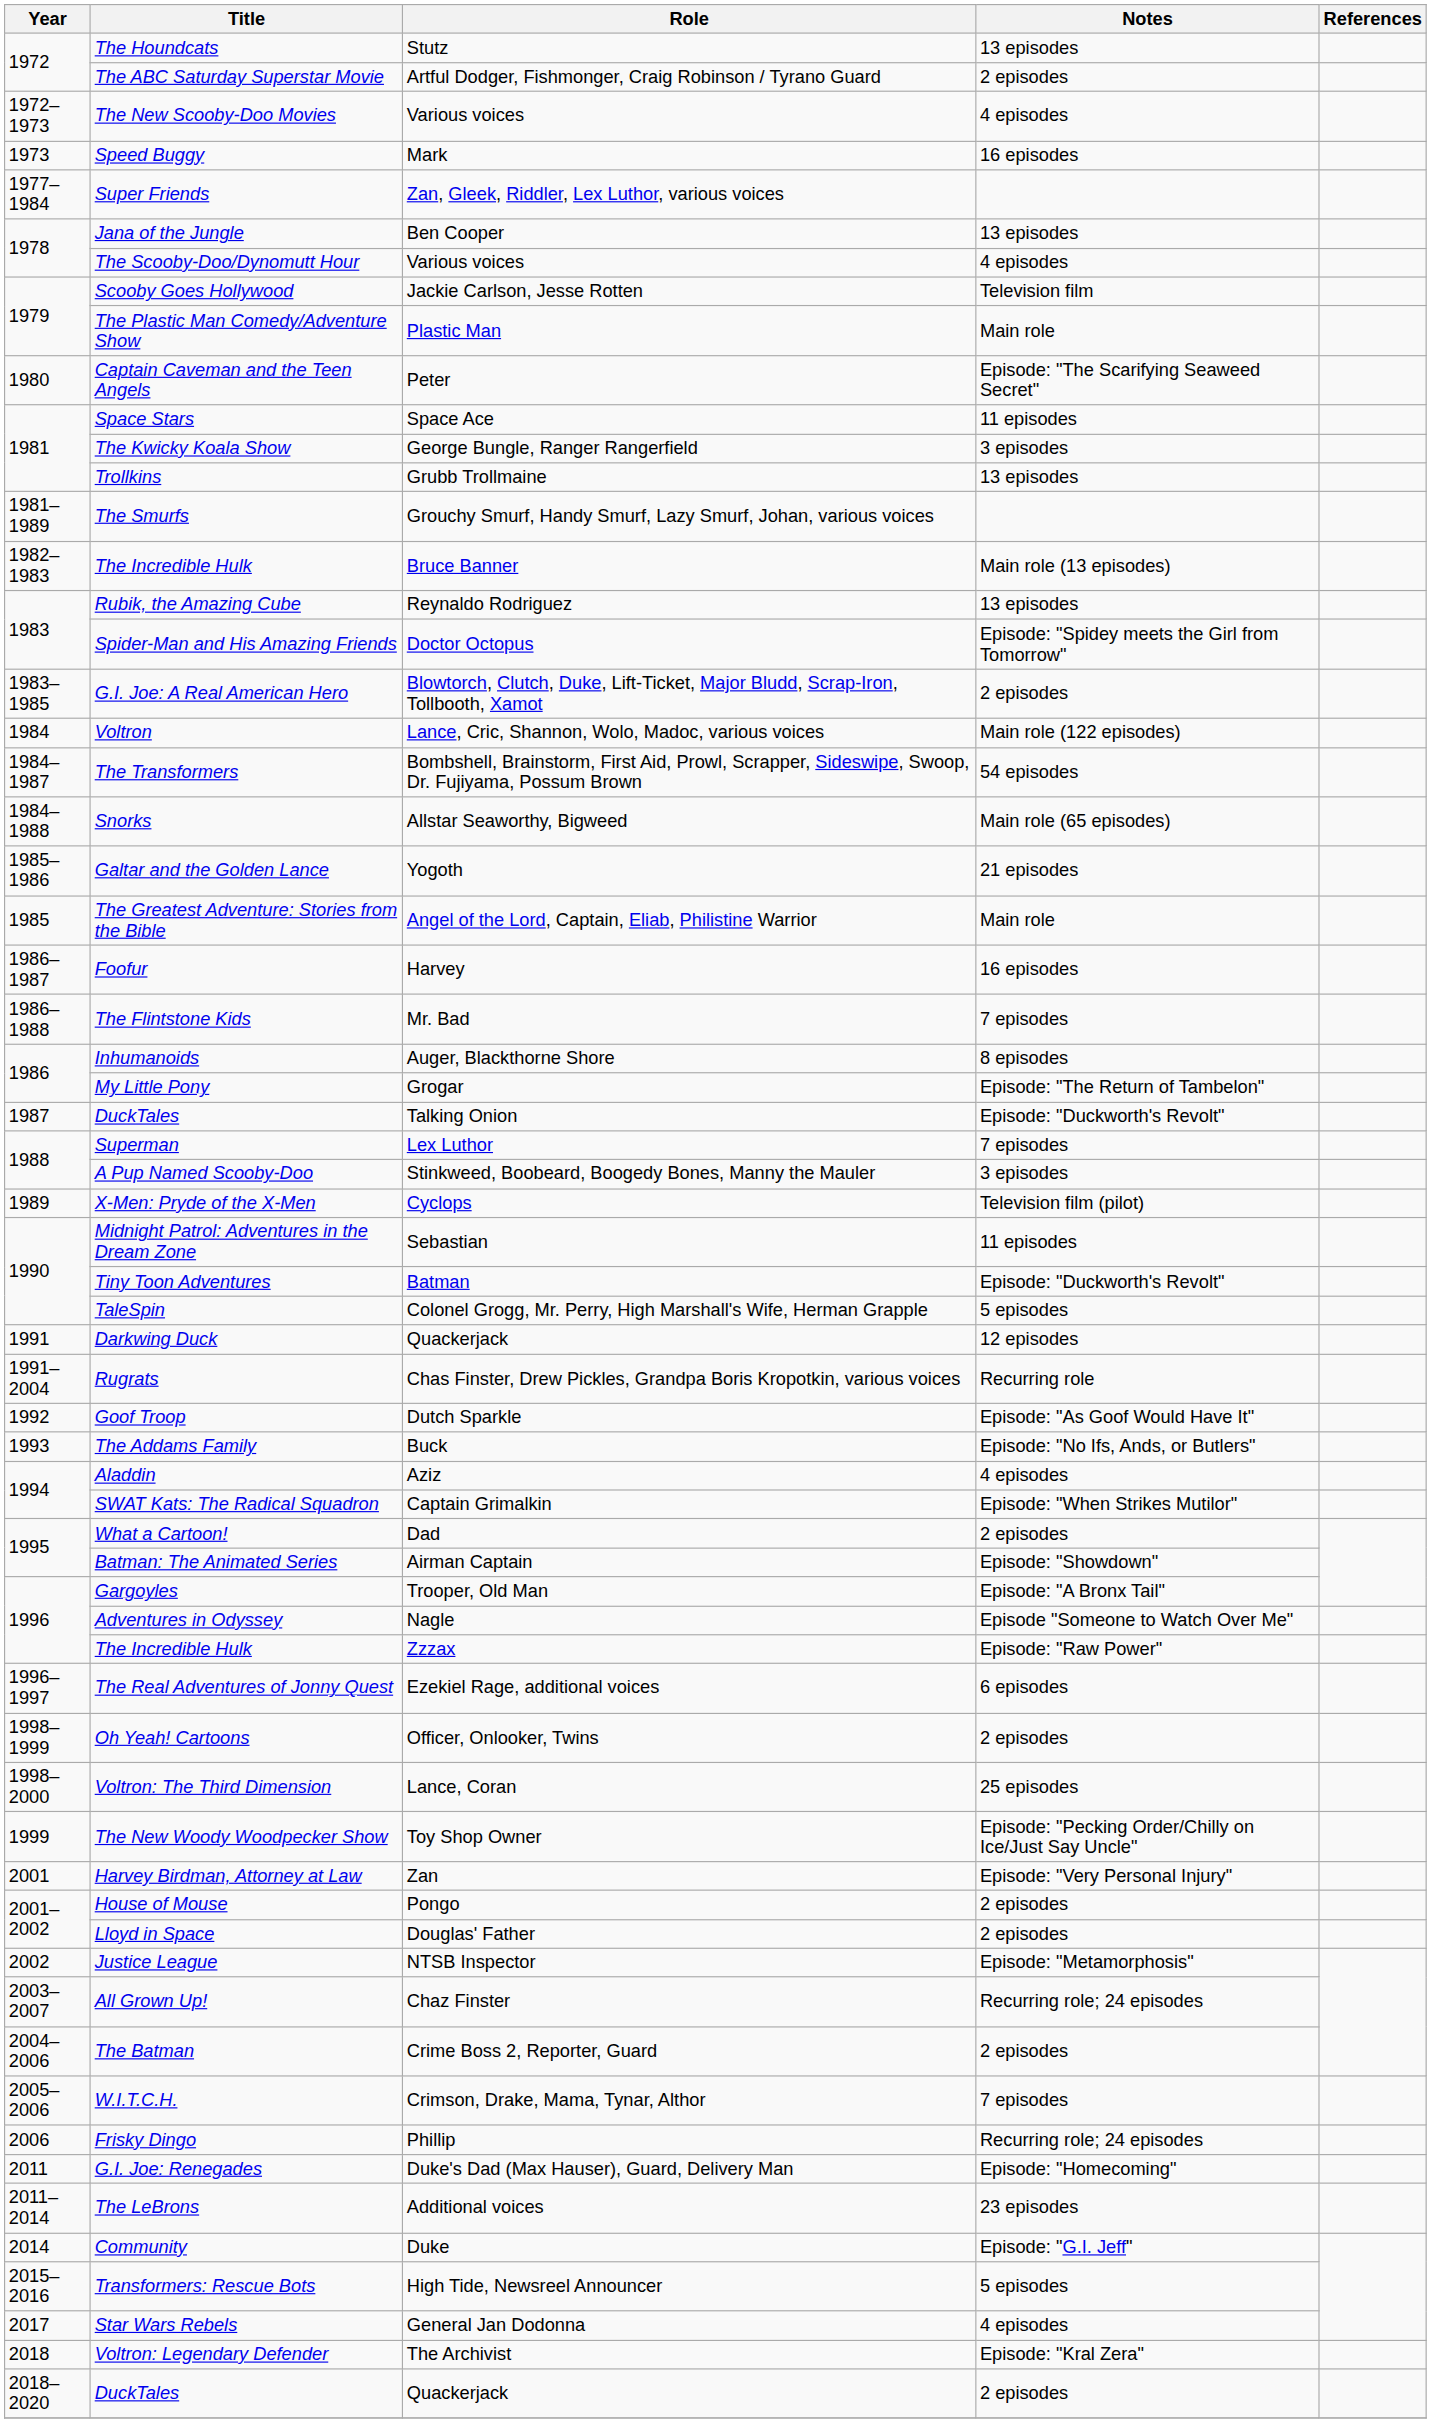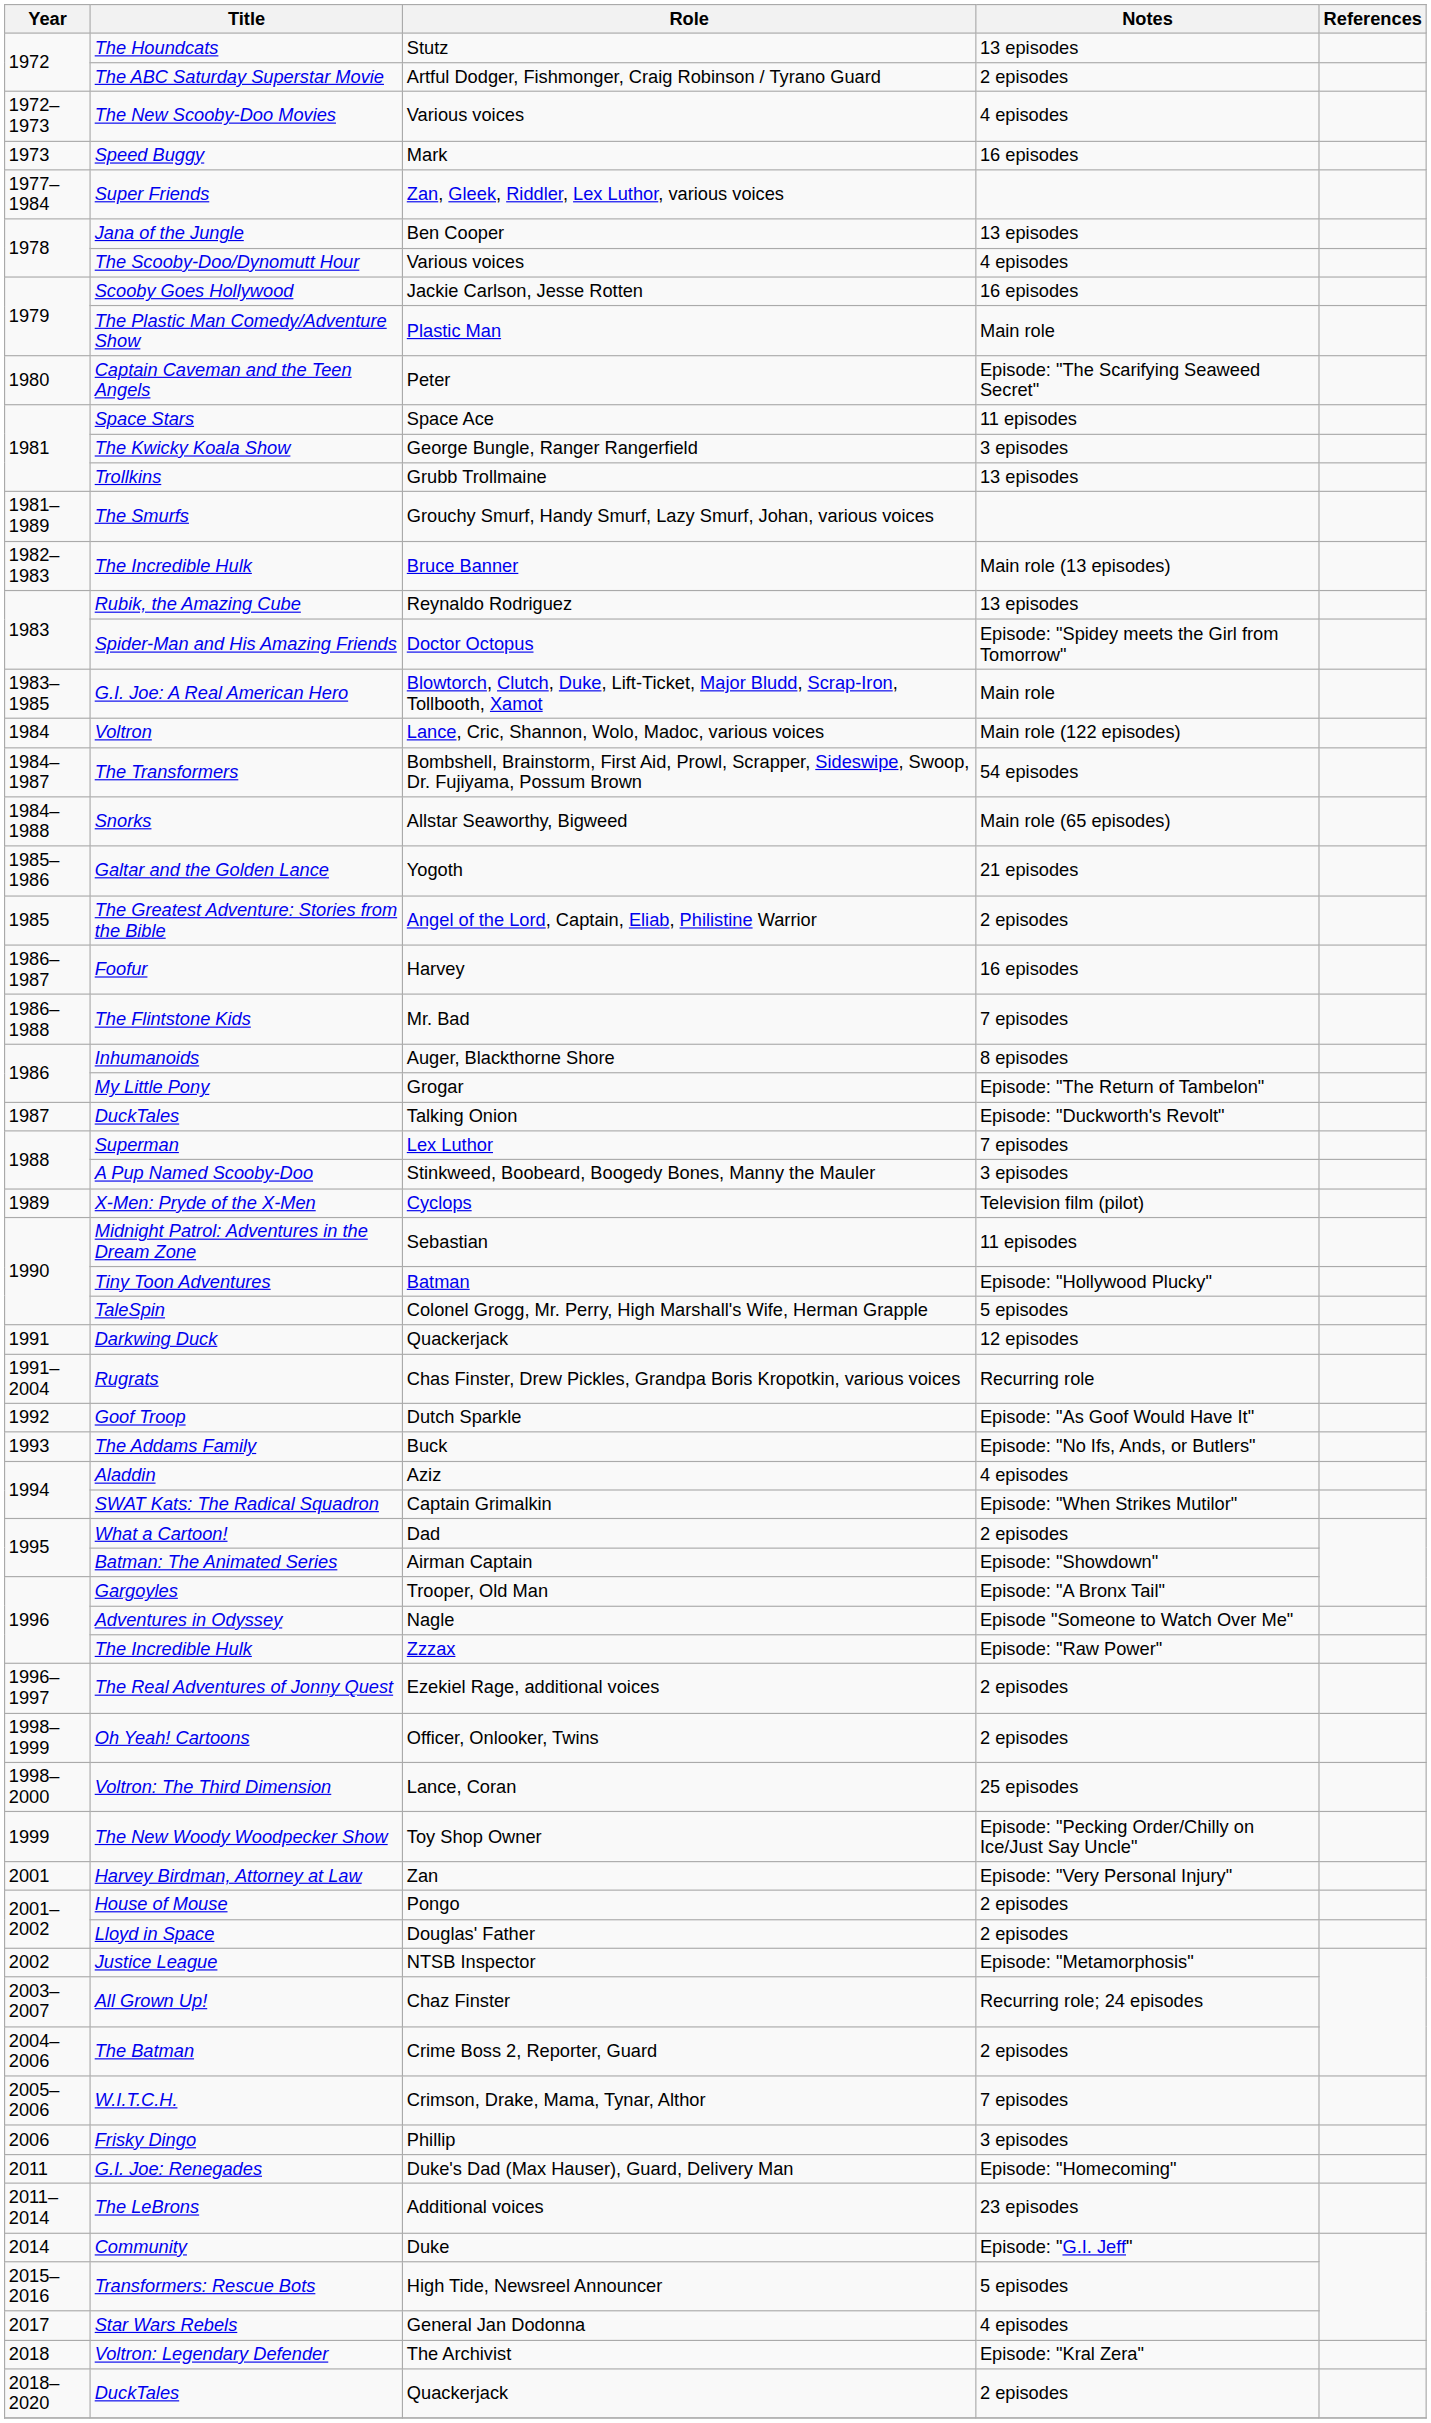(1037, 291) Television film -> (1029, 291) 16 episodes
(1024, 693) 2 episodes -> (1017, 693) Main role
(1017, 920) Main role -> (1024, 920) 2 episodes
(1102, 1281) Episode: "Duckworth's Revolt" -> (1096, 1281) Episode: "Hollywood Plucky"
(1024, 1688) 6 episodes -> (1024, 1688) 2 episodes
(1091, 2139) Recurring role; 24 episodes -> (1024, 2139) 3 episodes
